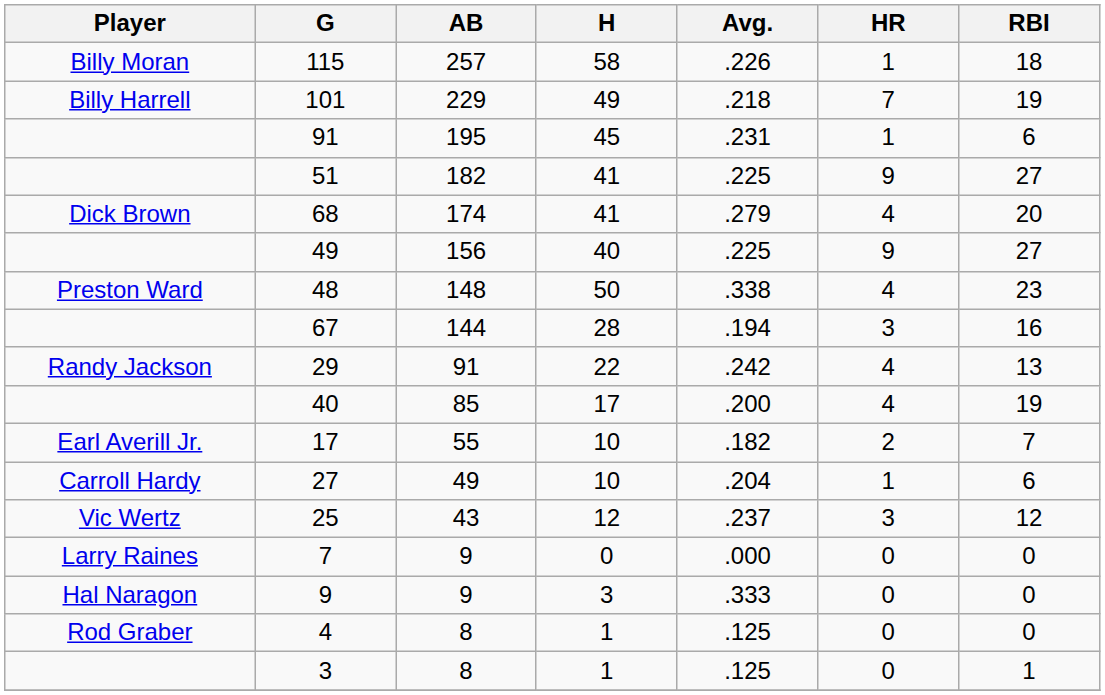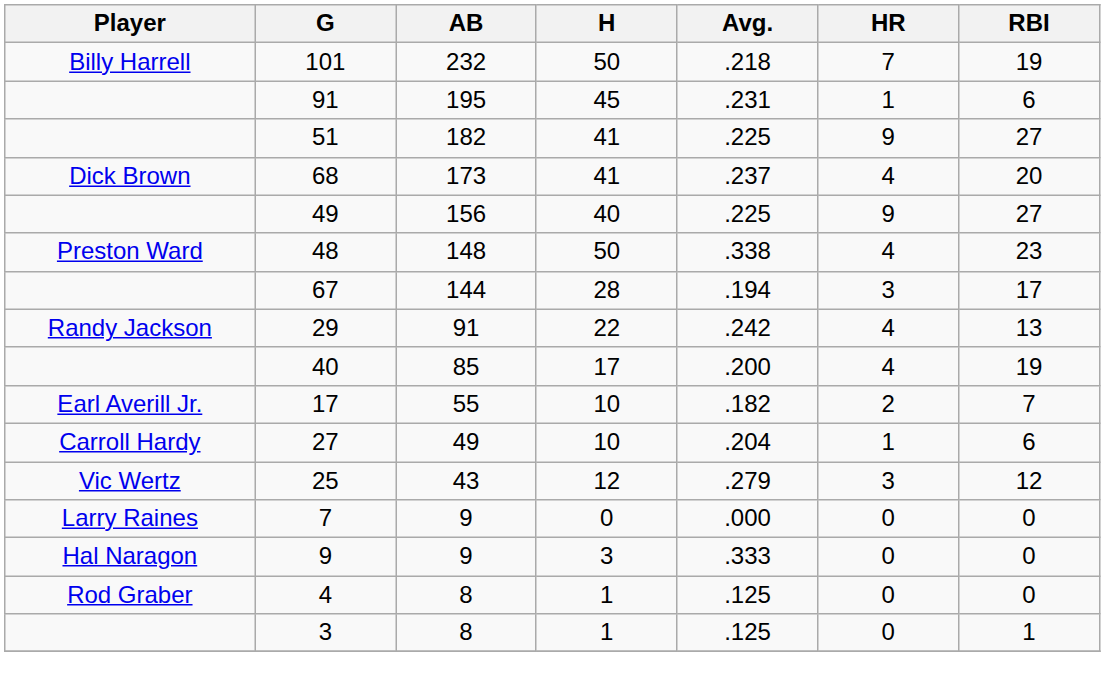- row: (325, 61)
(466, 99) 229 -> (466, 61) 232
(607, 99) 49 -> (607, 61) 50
(466, 213) 174 -> (466, 175) 173
(748, 213) .279 -> (748, 175) .237
(1029, 328) 16 -> (1029, 289) 17
(748, 518) .237 -> (748, 480) .279
